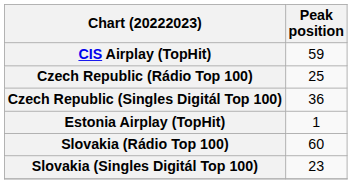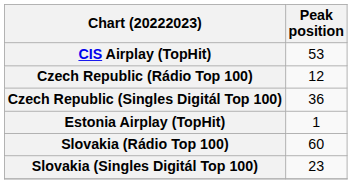(316, 54) 59 -> (316, 54) 53
(316, 76) 25 -> (316, 76) 12
